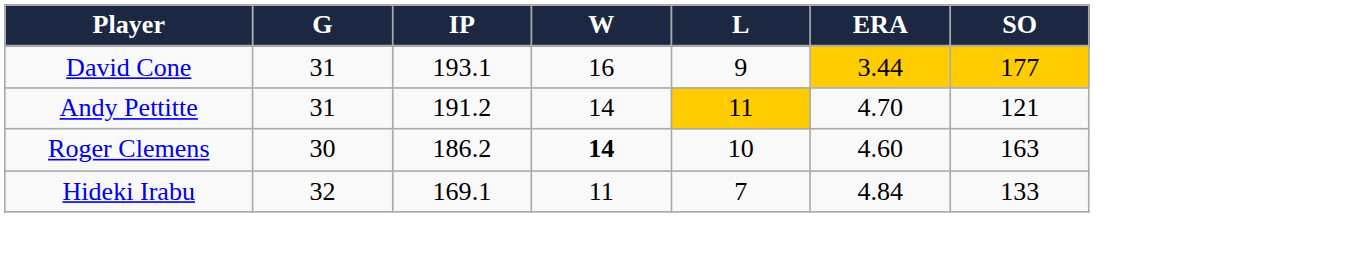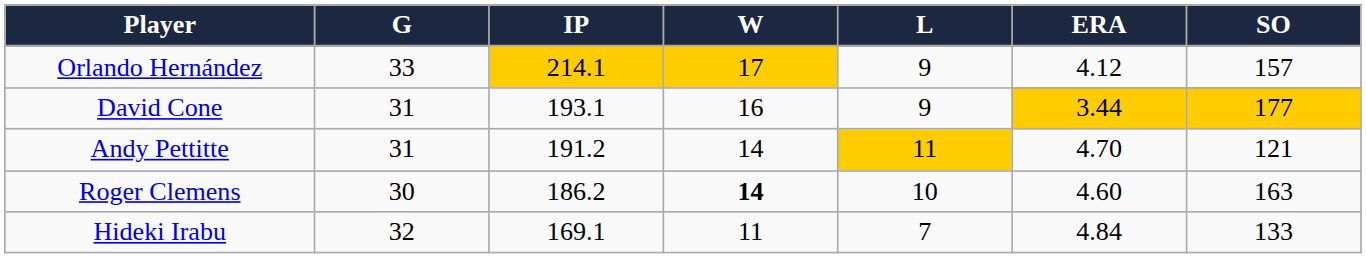+ row: (160, 66)
